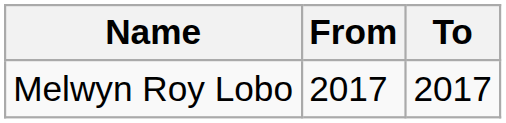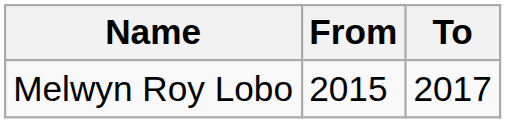(348, 88) 2017 -> (348, 88) 2015
